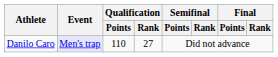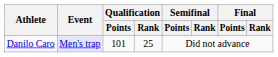(119, 44) 110 -> (119, 44) 101
(148, 44) 27 -> (148, 44) 25
